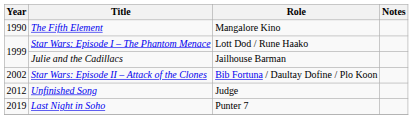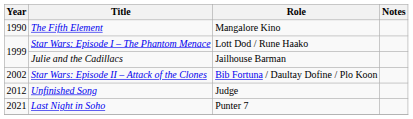(17, 106) 2019 -> (17, 106) 2021
